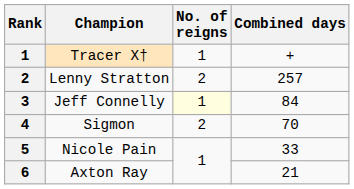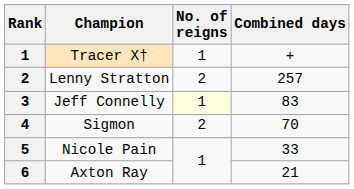(290, 103) 84 -> (290, 103) 83
